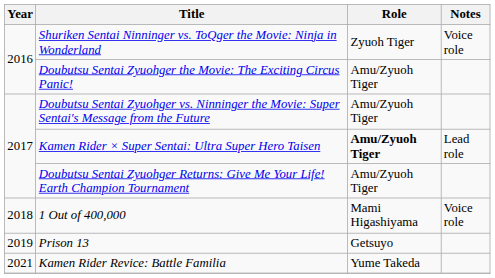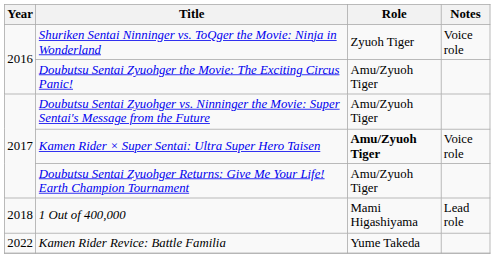(457, 146) Lead role -> (458, 146) Voice role
(458, 215) Voice role -> (457, 215) Lead role
- row: (64, 243)
(20, 263) 2021 -> (20, 243) 2022
